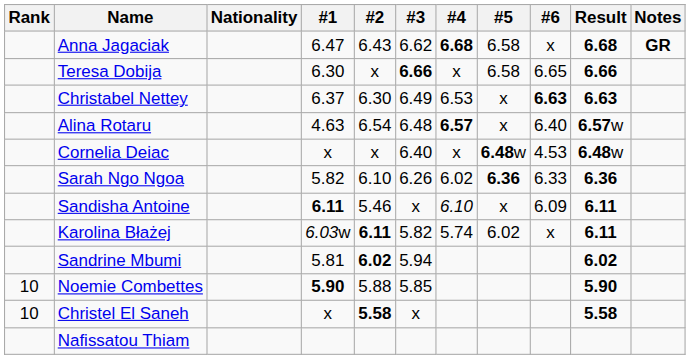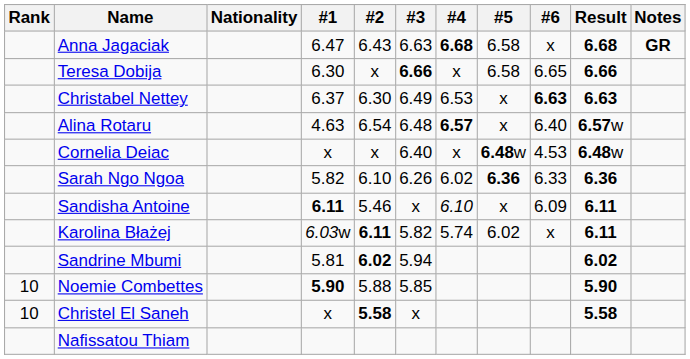(416, 44) 6.62 -> (416, 44) 6.63
